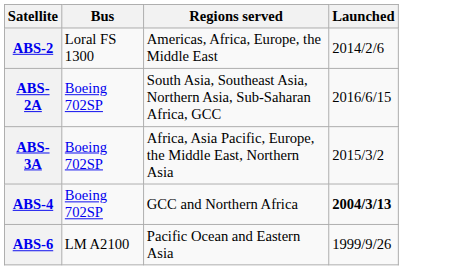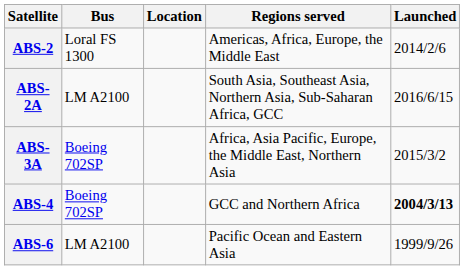+ column: (174, 15)
(86, 97) Boeing 702SP -> (97, 97) LM A2100
